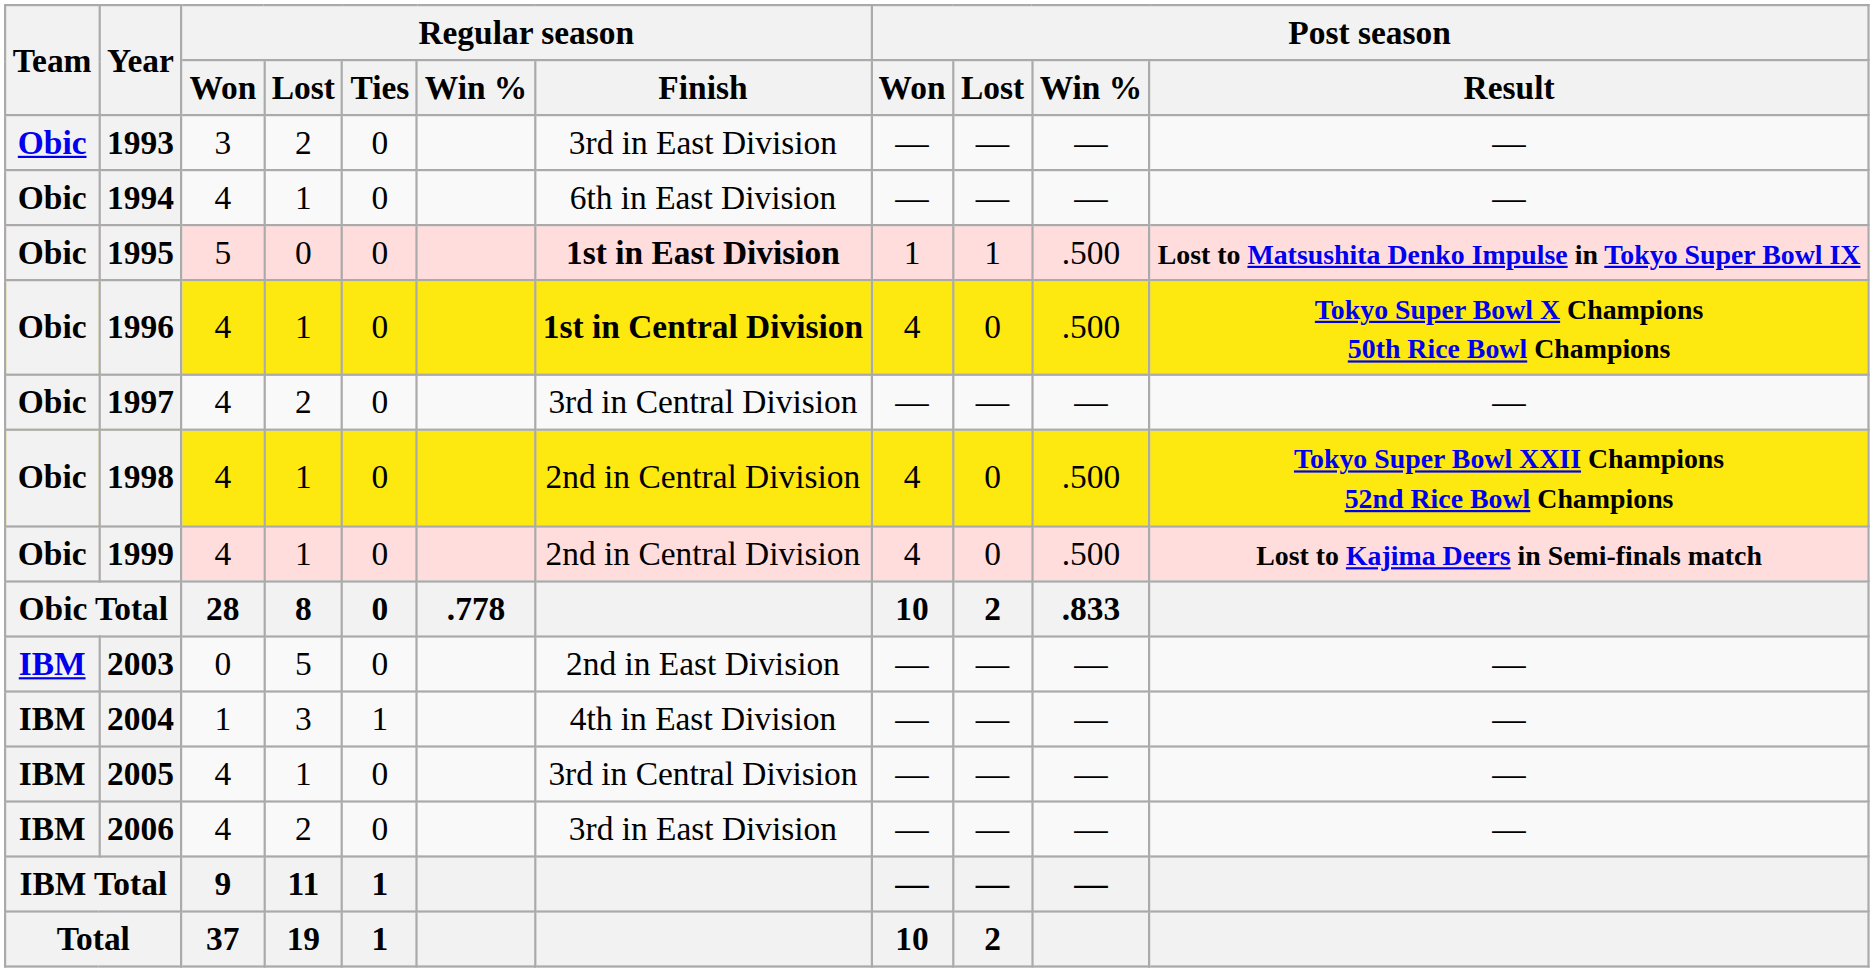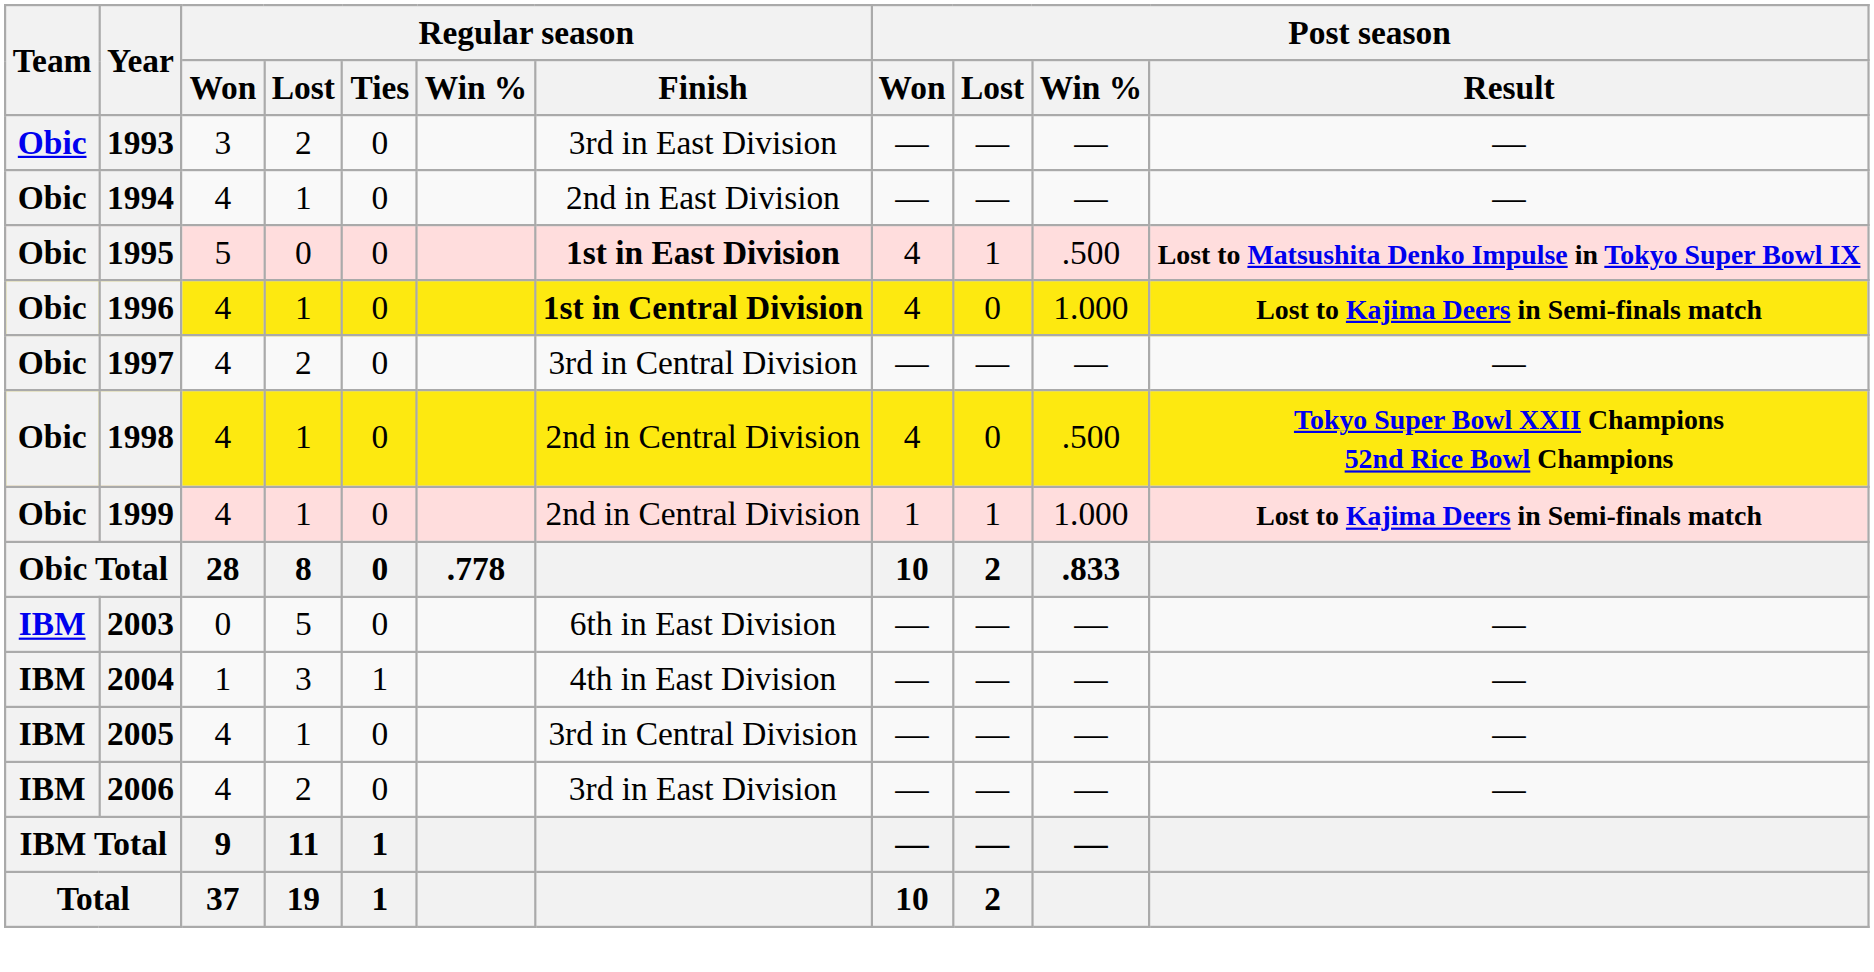(703, 197) 6th in East Division -> (703, 197) 2nd in East Division
(912, 252) 1 -> (912, 252) 4
(1091, 327) .500 -> (1091, 307) 1.000
(1509, 331) Tokyo Super Bowl X Champions 50th Rice Bowl Champions -> (1509, 311) Lost to Kajima Deers in Semi-finals match
(912, 552) 4 -> (912, 512) 1
(993, 552) 0 -> (993, 512) 1
(1091, 552) .500 -> (1091, 512) 1.000
(703, 662) 2nd in East Division -> (703, 623) 6th in East Division
